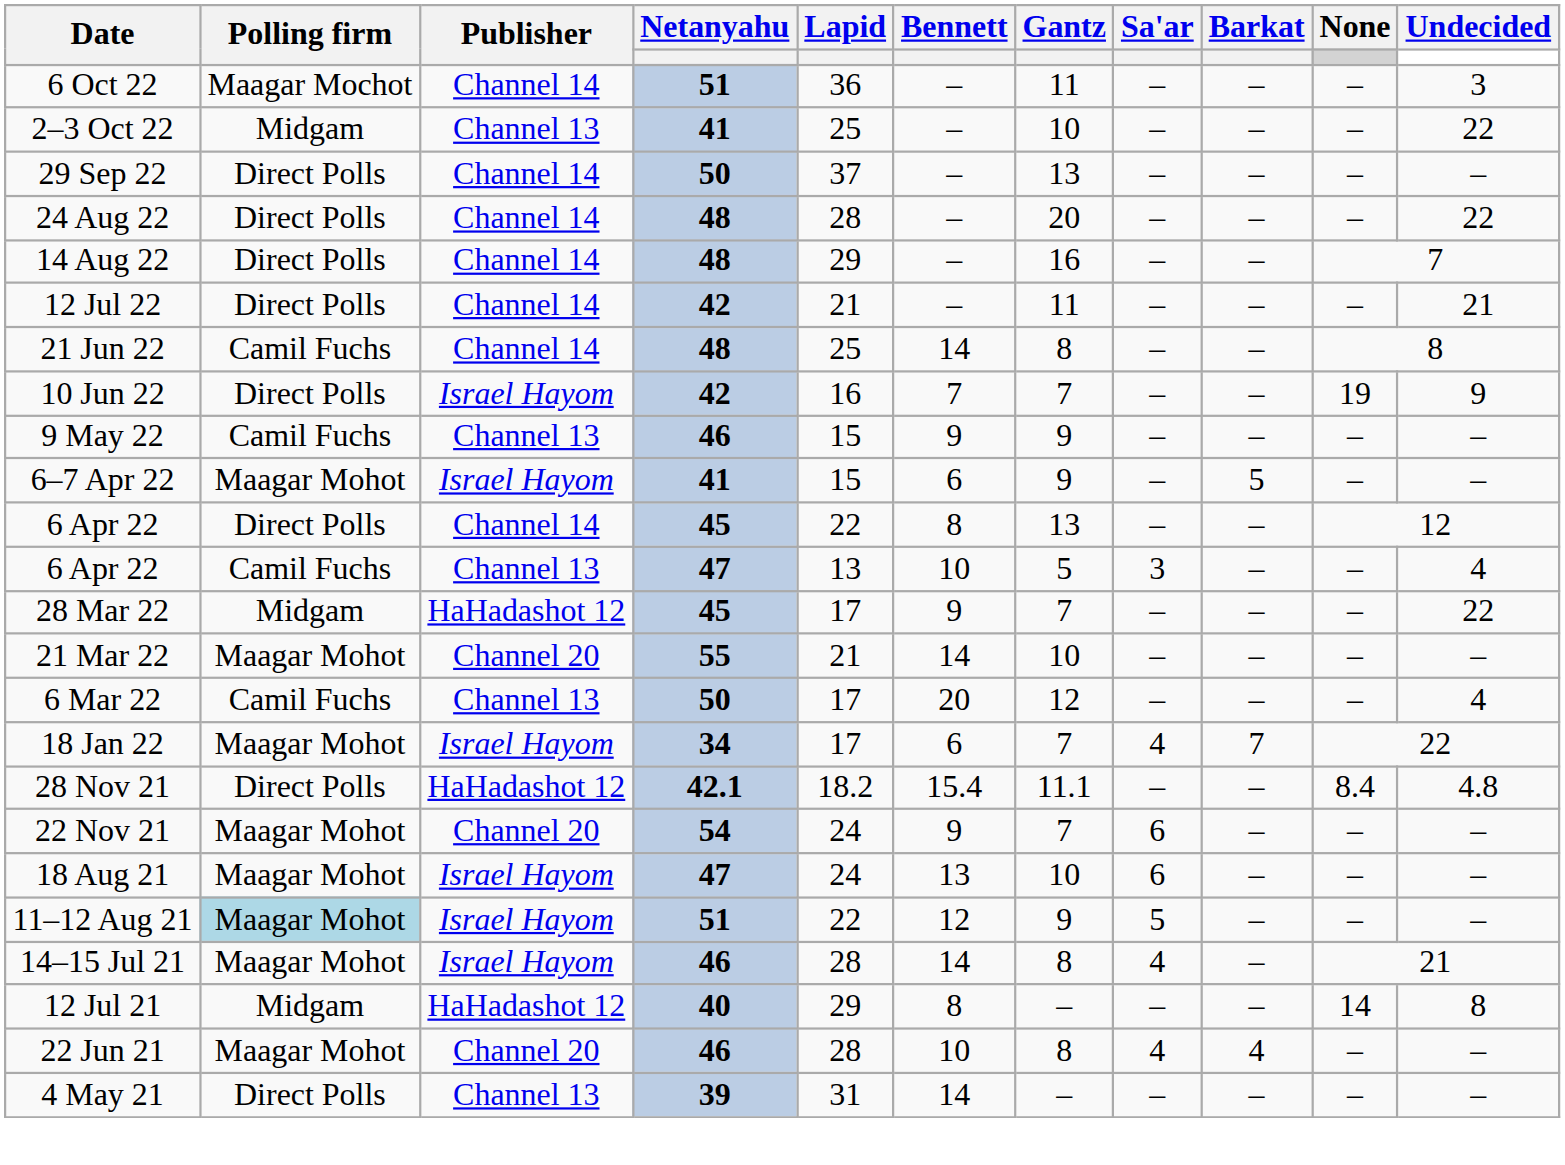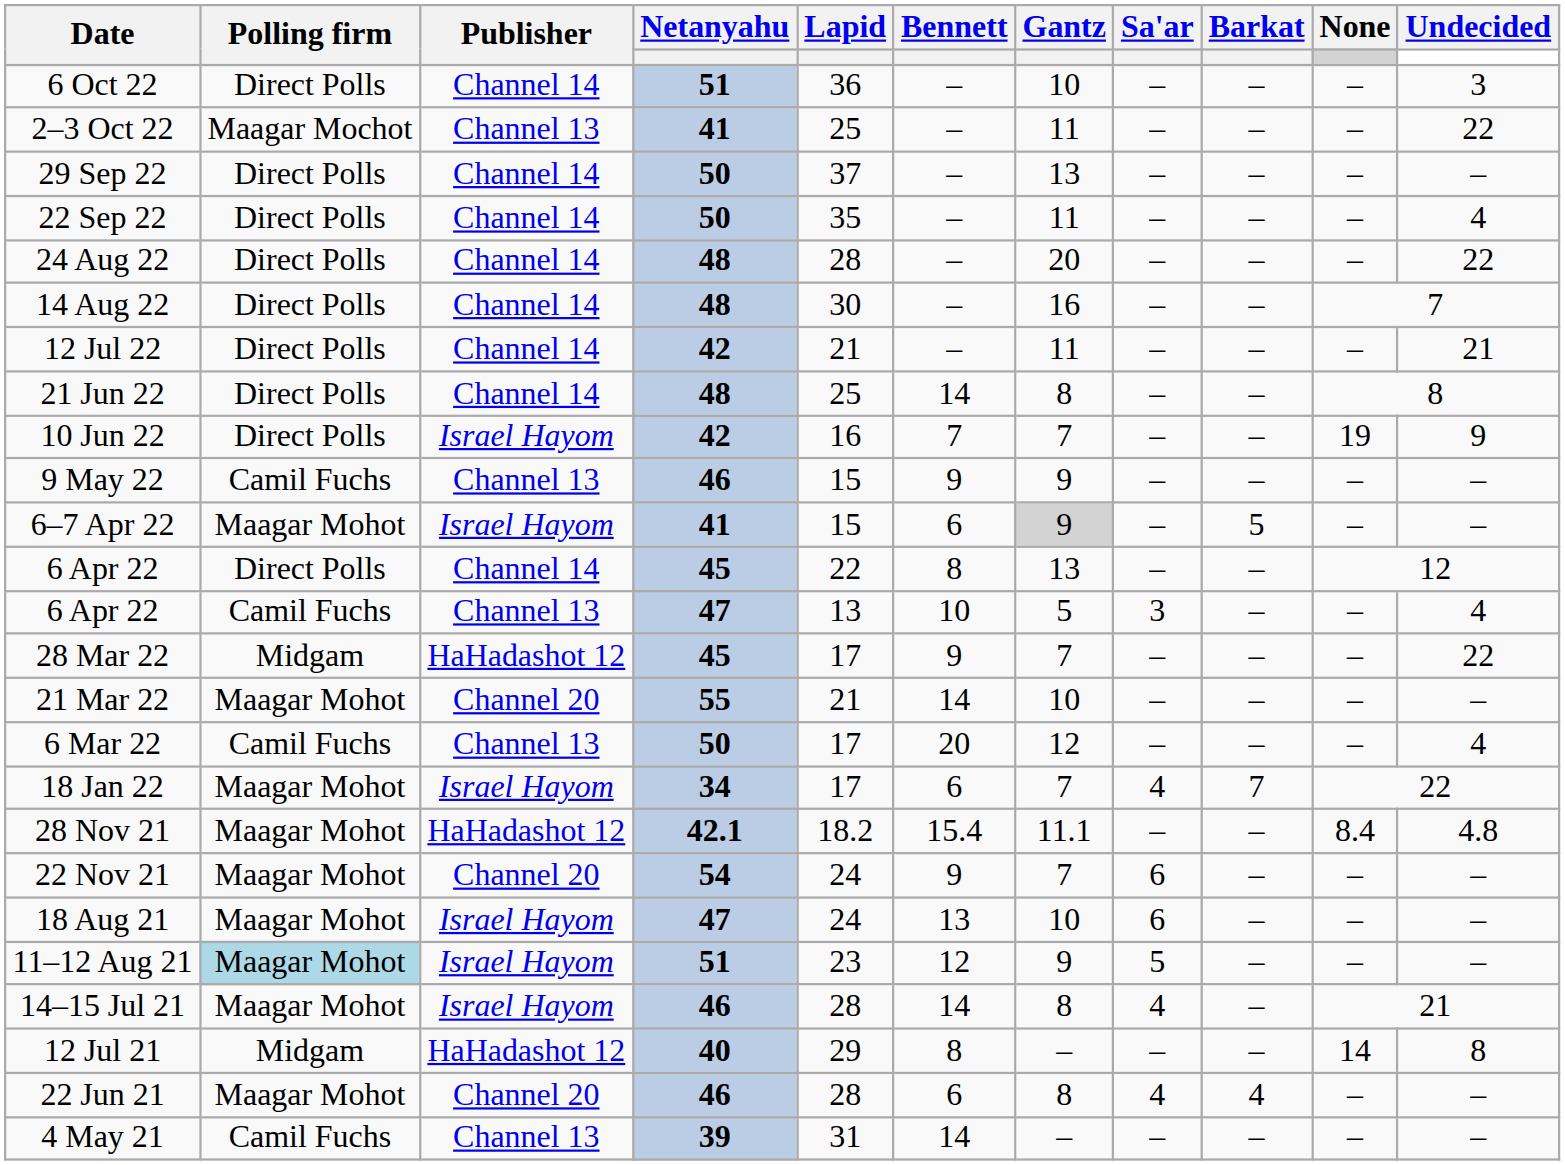(310, 85) Maagar Mochot -> (310, 85) Direct Polls
(1064, 85) 11 -> (1064, 85) 10
(310, 129) Midgam -> (310, 129) Maagar Mochot
(1064, 129) 10 -> (1064, 129) 11
+ row: (103, 217)
(845, 261) 29 -> (845, 304) 30
(310, 348) Camil Fuchs -> (310, 392) Direct Polls
(1064, 480) no background -> (1064, 524) lightgrey background
(310, 787) Direct Polls -> (310, 831) Maagar Mohot
(845, 918) 22 -> (845, 962) 23
(954, 1050) 10 -> (954, 1094) 6
(310, 1094) Direct Polls -> (310, 1137) Camil Fuchs
